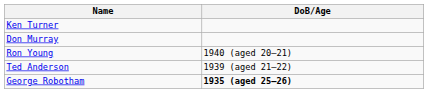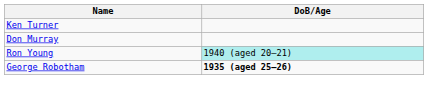(248, 54) no background -> (248, 54) paleturquoise background
- row: (38, 67)
